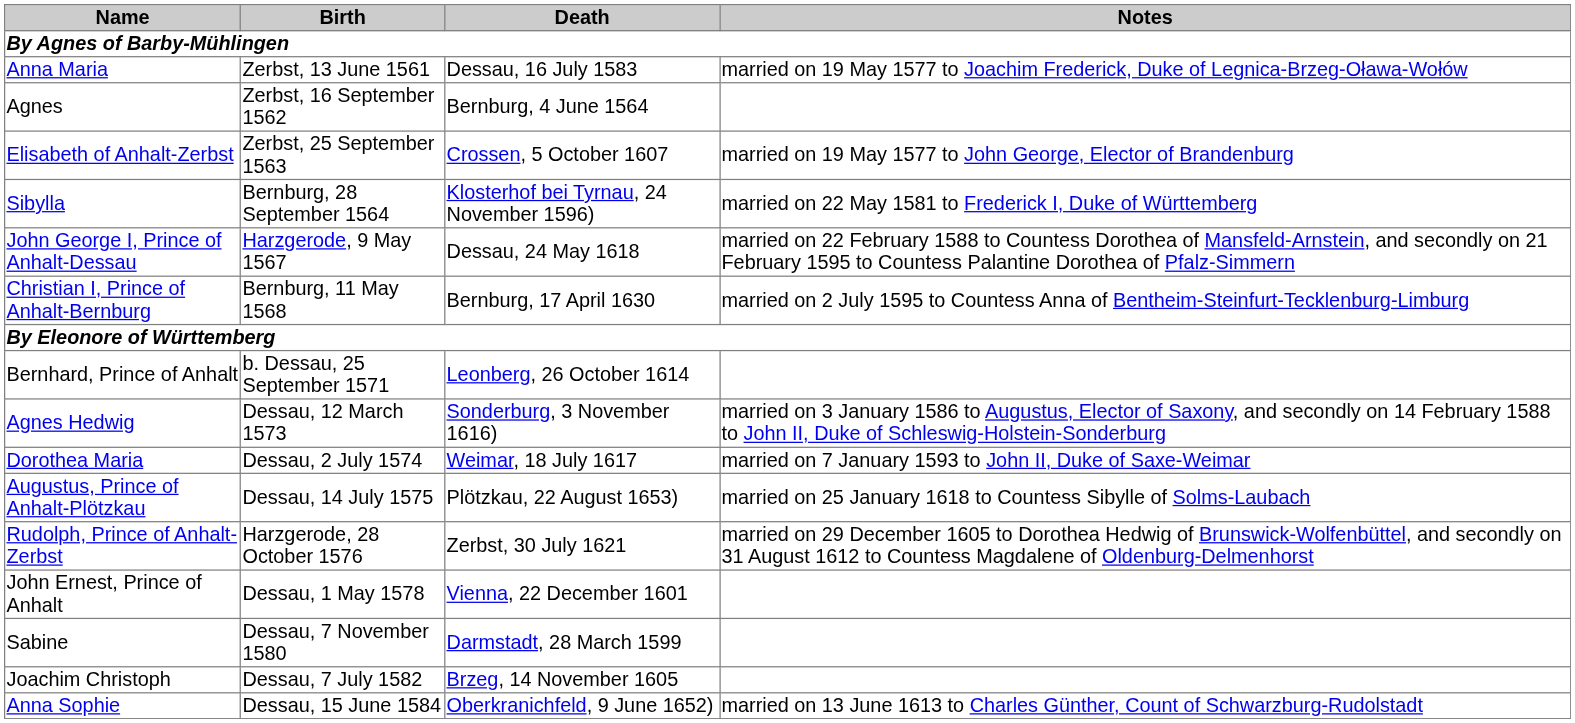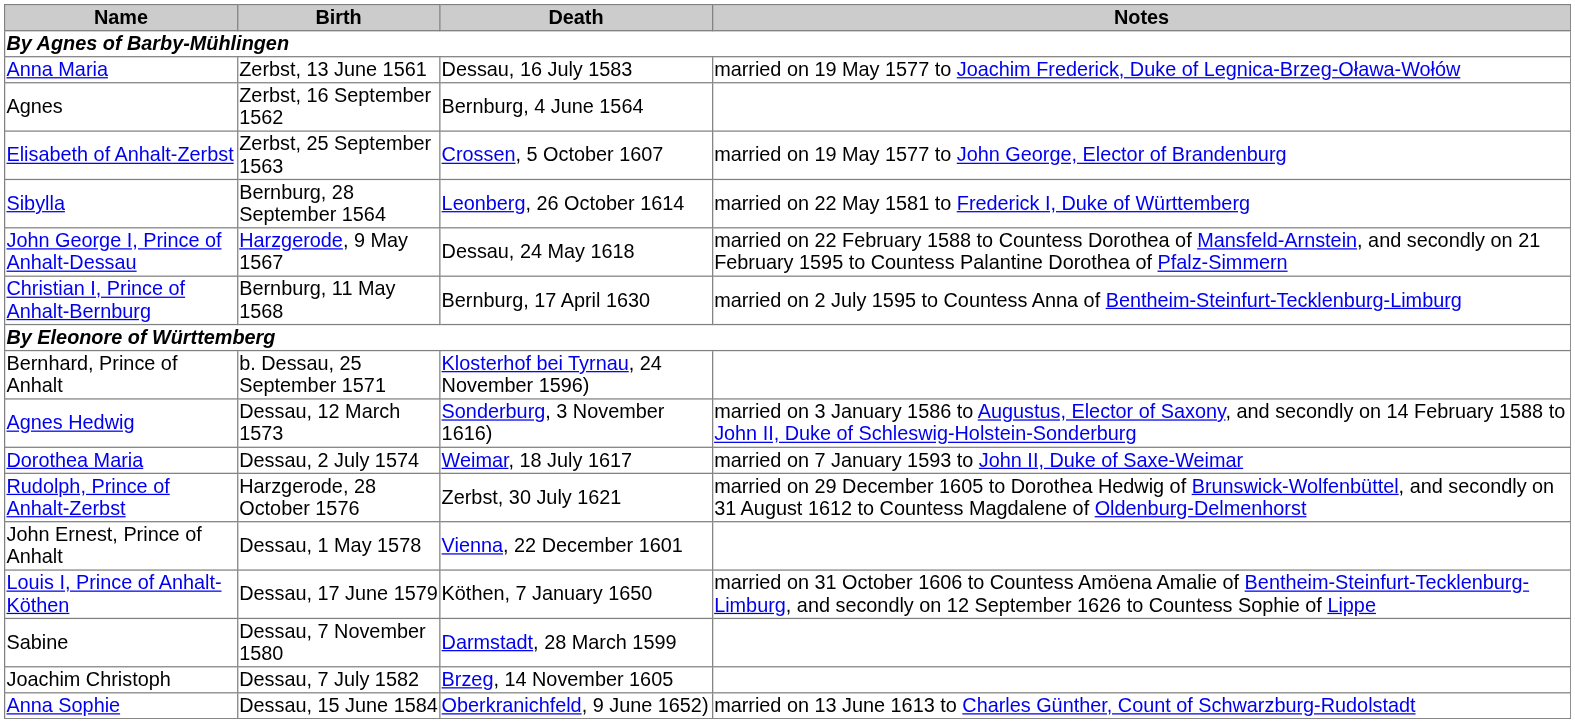(557, 203) Klosterhof bei Tyrnau, 24 November 1596) -> (563, 203) Leonberg, 26 October 1614
(568, 374) Leonberg, 26 October 1614 -> (552, 374) Klosterhof bei Tyrnau, 24 November 1596)
- row: (93, 497)
+ row: (114, 594)
